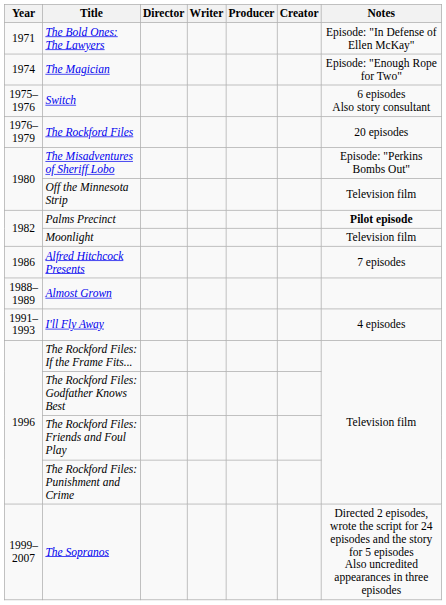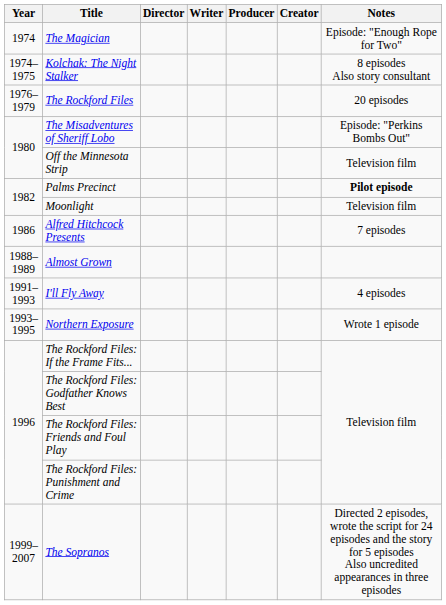- row: (82, 38)
+ row: (91, 69)
- row: (61, 100)
+ row: (90, 324)
